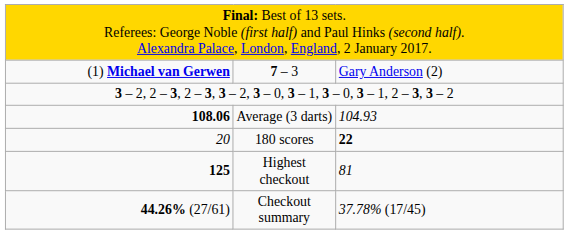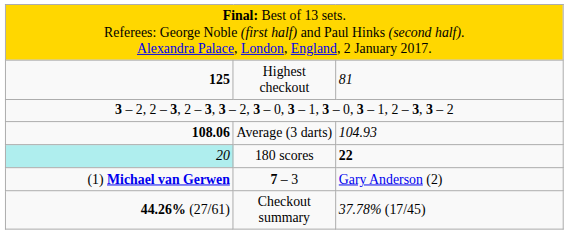rows swapped: (284, 71) <-> (284, 171)
(223, 140) no background -> (223, 156) paleturquoise background
